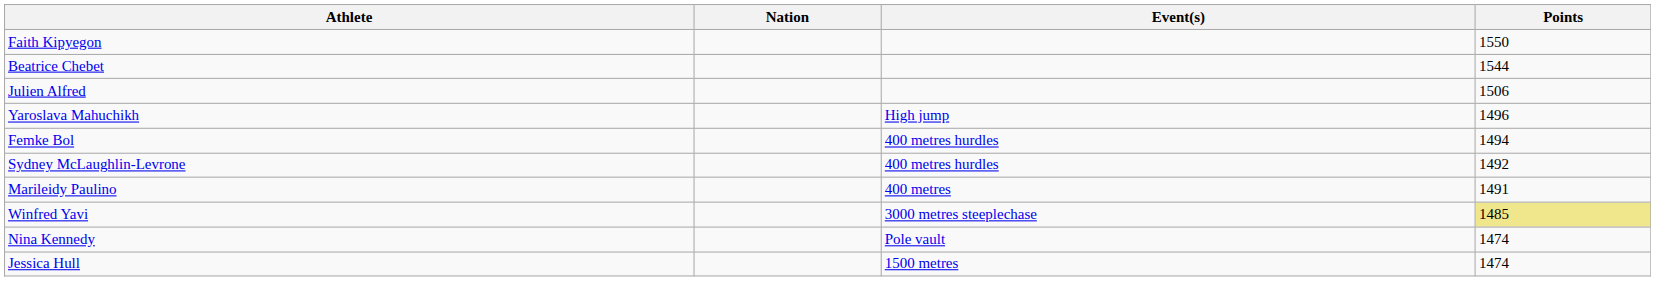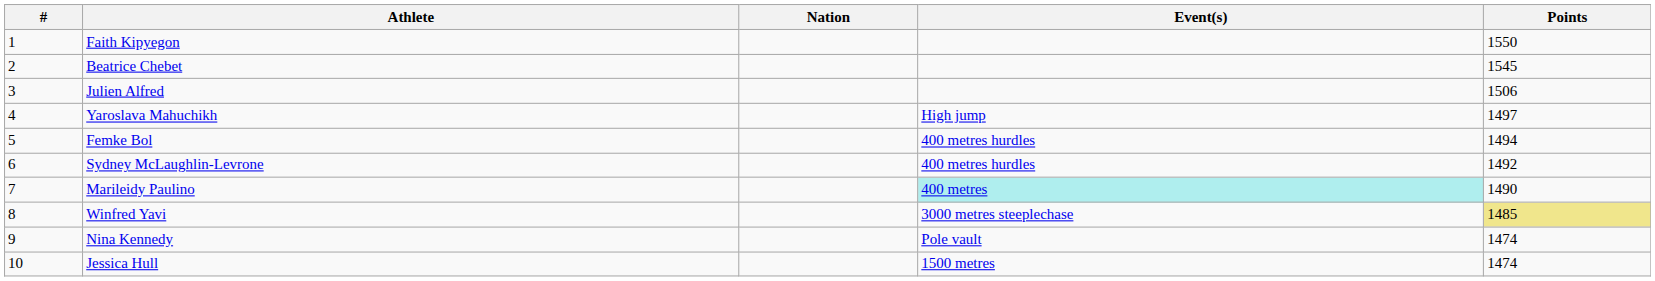+ column: (44, 17)
(1494, 66) 1544 -> (1502, 66) 1545
(1494, 116) 1496 -> (1502, 116) 1497
(918, 190) no background -> (954, 190) paleturquoise background
(1494, 190) 1491 -> (1502, 190) 1490
